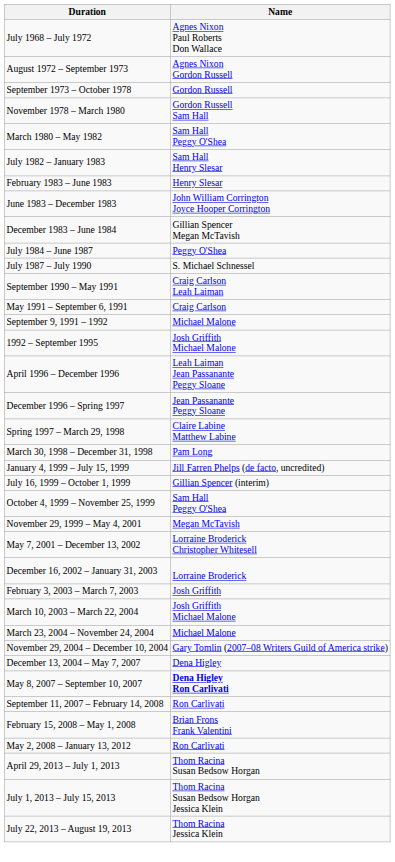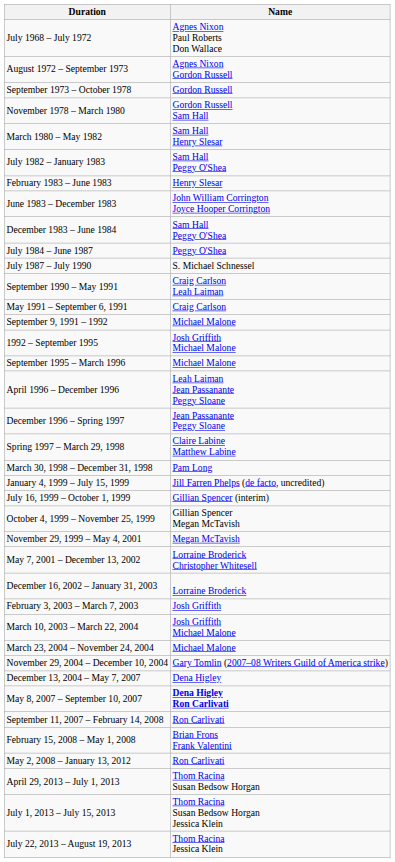(199, 136) Sam Hall Peggy O'Shea -> (197, 136) Sam Hall Henry Slesar
(197, 162) Sam Hall Henry Slesar -> (199, 162) Sam Hall Peggy O'Shea
(206, 230) Gillian Spencer Megan McTavish -> (199, 230) Sam Hall Peggy O'Shea
+ row: (66, 363)
(199, 503) Sam Hall Peggy O'Shea -> (206, 518) Gillian Spencer Megan McTavish
